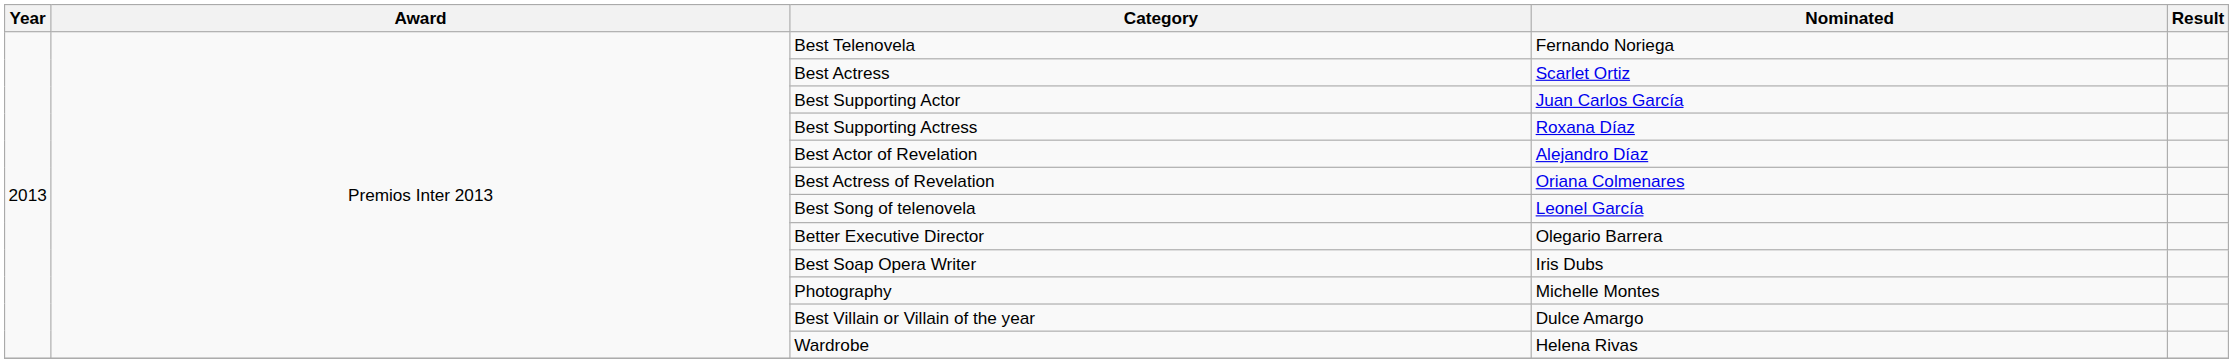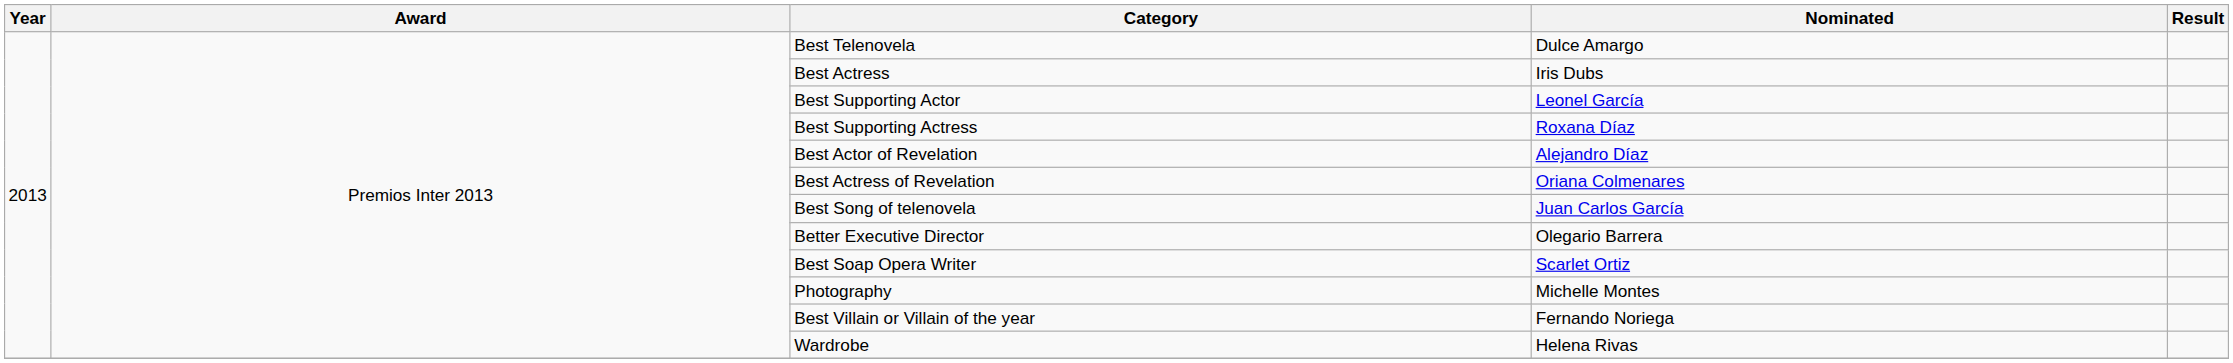(1605, 46) Fernando Noriega -> (1590, 46) Dulce Amargo
(1583, 73) Scarlet Ortiz -> (1570, 73) Iris Dubs
(1610, 100) Juan Carlos García -> (1590, 100) Leonel García
(1590, 209) Leonel García -> (1610, 209) Juan Carlos García
(1570, 263) Iris Dubs -> (1583, 263) Scarlet Ortiz
(1590, 317) Dulce Amargo -> (1605, 317) Fernando Noriega
